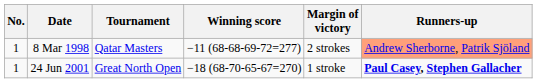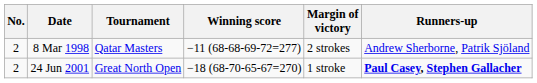(16, 48) 1 -> (16, 48) 2
(447, 48) lightsalmon background -> (447, 48) no background
(16, 68) 1 -> (16, 68) 2
